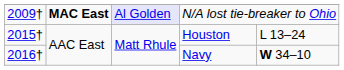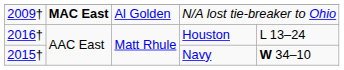(143, 14) lavender background -> (143, 14) no background
(25, 34) 2015† -> (25, 34) 2016†
(25, 55) 2016† -> (25, 55) 2015†
